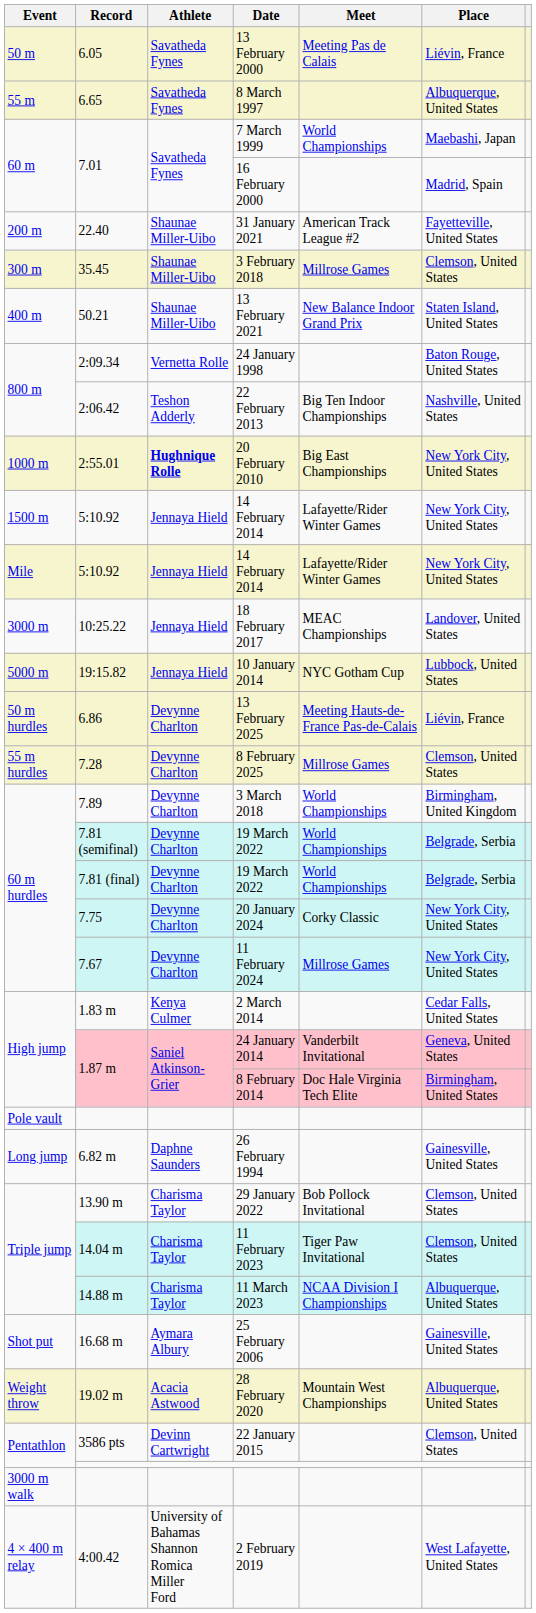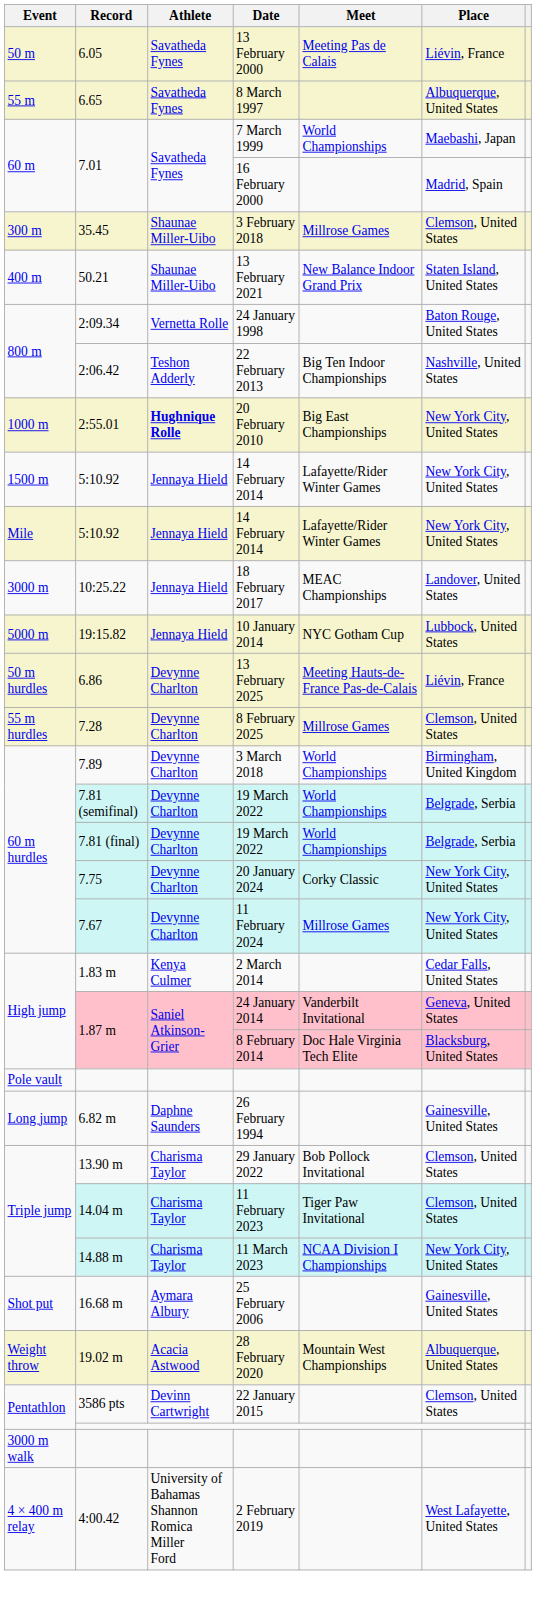- row: (25, 231)
(462, 1087) Birmingham, United States -> (462, 1049) Blacksburg, United States
(462, 1295) Albuquerque, United States -> (467, 1257) New York City, United States
